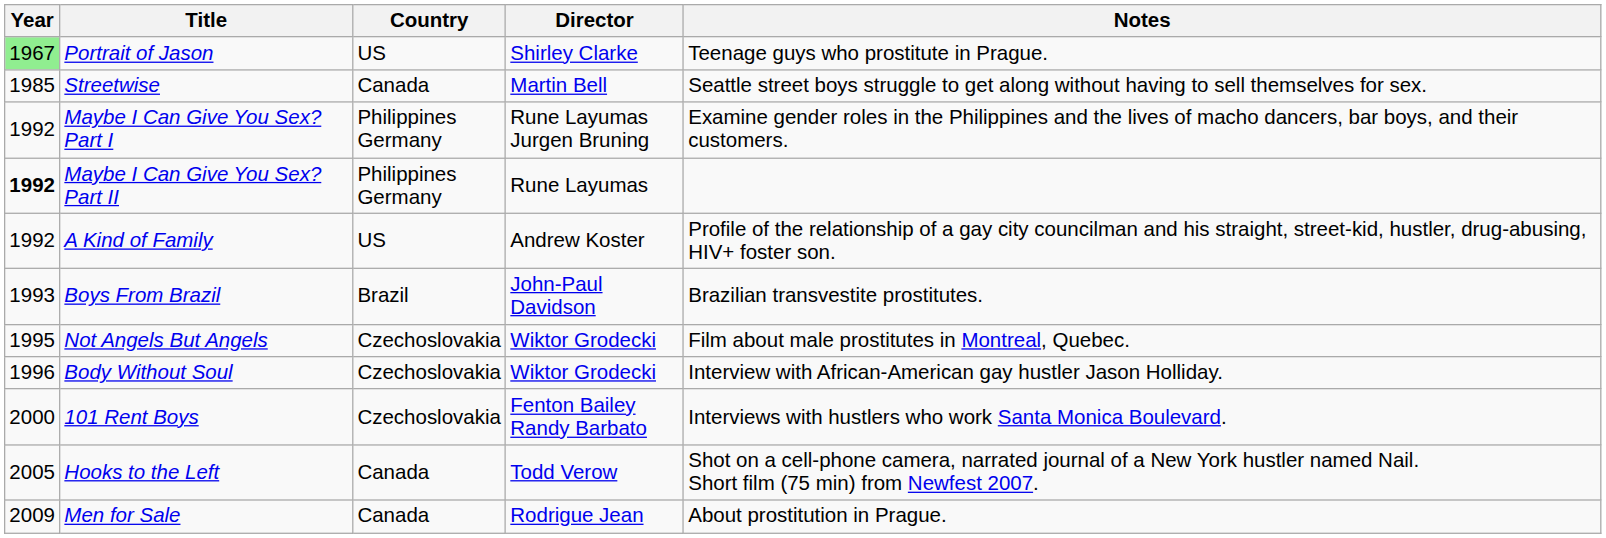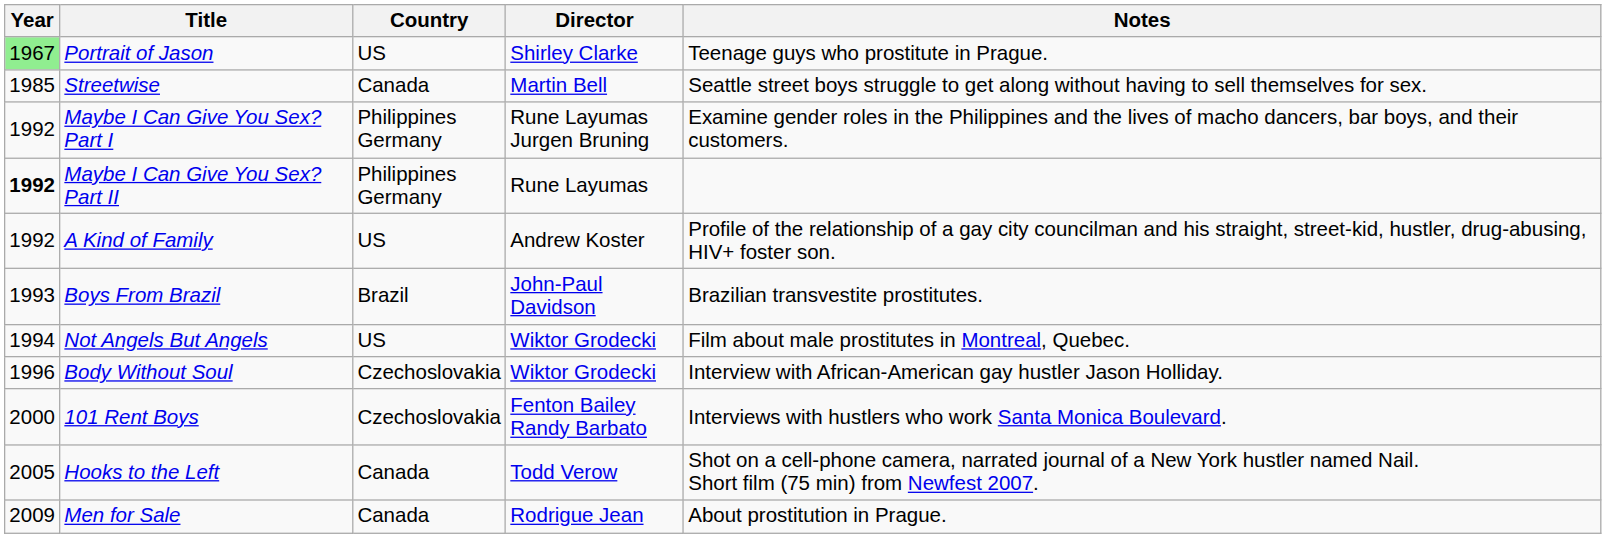(32, 340) 1995 -> (32, 340) 1994
(429, 340) Czechoslovakia -> (372, 340) US
